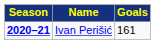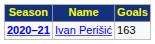(126, 30) 161 -> (126, 30) 163
